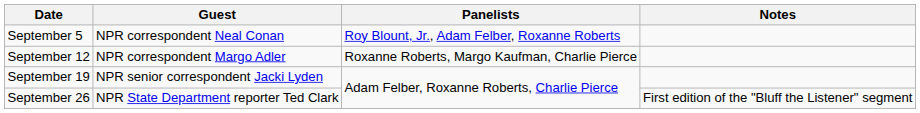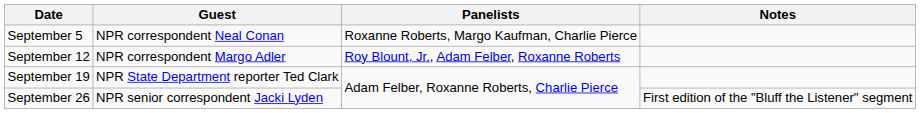(482, 35) Roy Blount, Jr., Adam Felber, Roxanne Roberts -> (491, 35) Roxanne Roberts, Margo Kaufman, Charlie Pierce
(491, 56) Roxanne Roberts, Margo Kaufman, Charlie Pierce -> (482, 56) Roy Blount, Jr., Adam Felber, Roxanne Roberts
(209, 77) NPR senior correspondent Jacki Lyden -> (217, 77) NPR State Department reporter Ted Clark
(217, 98) NPR State Department reporter Ted Clark -> (209, 98) NPR senior correspondent Jacki Lyden
